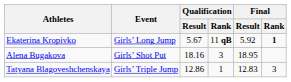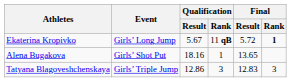(248, 41) 5.92 -> (248, 41) 5.72
(221, 55) 3 -> (221, 55) 1
(248, 55) 18.95 -> (248, 55) 13.65
(221, 70) 1 -> (221, 70) 3
